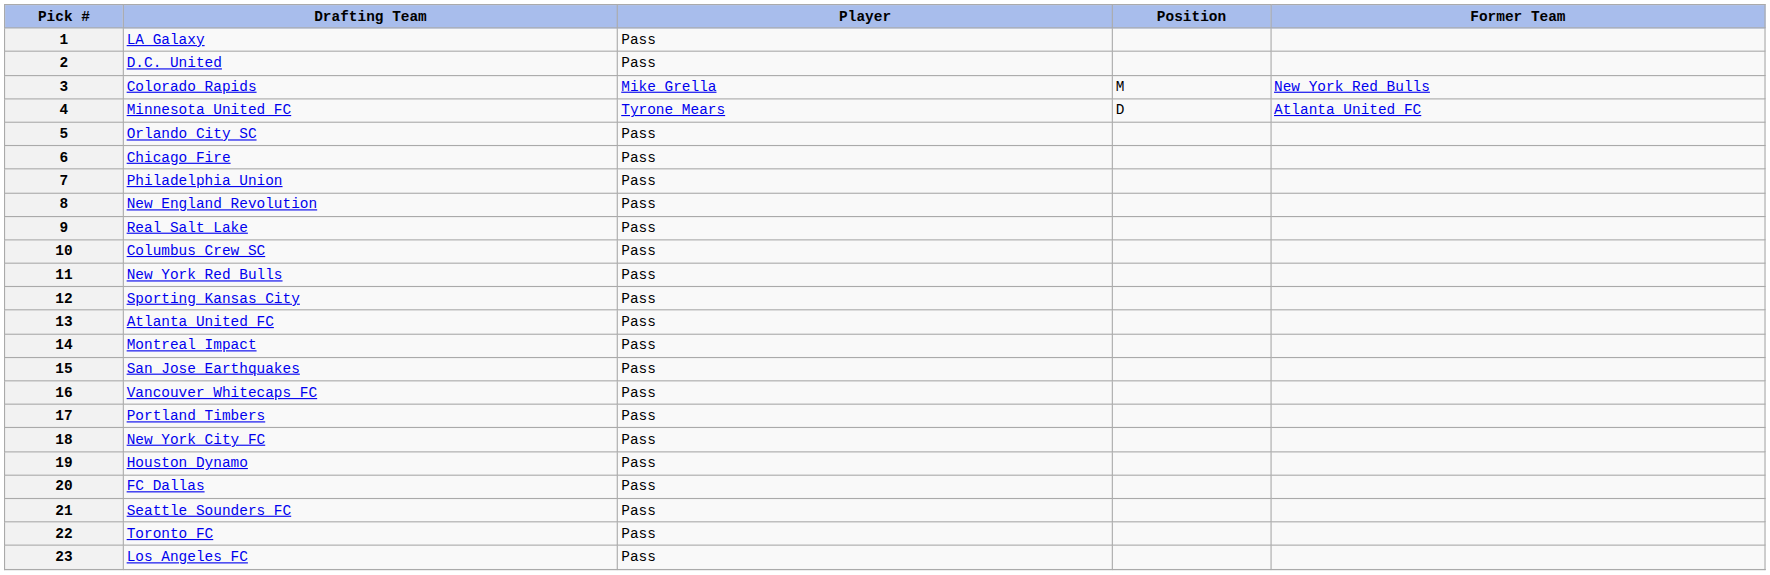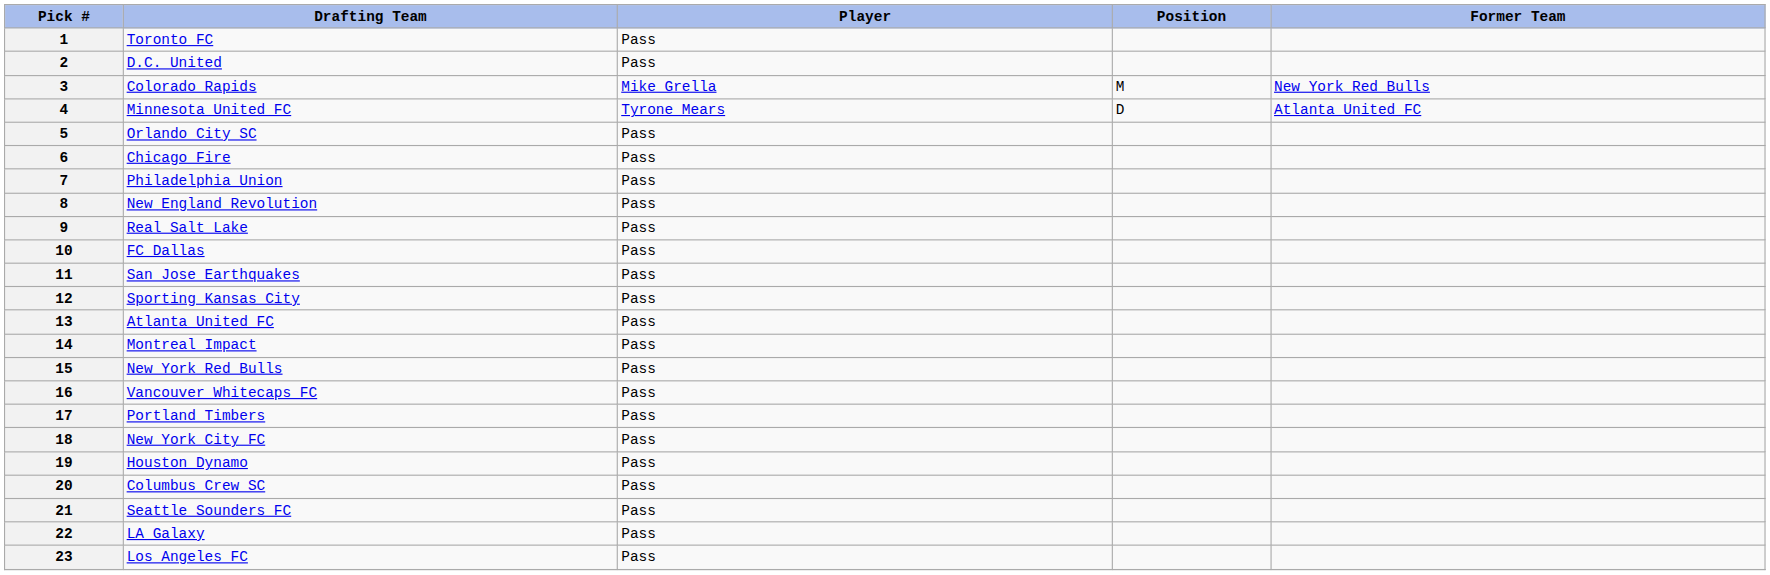(166, 40) LA Galaxy -> (170, 40) Toronto FC
(196, 251) Columbus Crew SC -> (166, 251) FC Dallas
(205, 275) New York Red Bulls -> (213, 275) San Jose Earthquakes
(213, 369) San Jose Earthquakes -> (205, 369) New York Red Bulls
(166, 487) FC Dallas -> (196, 487) Columbus Crew SC
(170, 534) Toronto FC -> (166, 534) LA Galaxy
